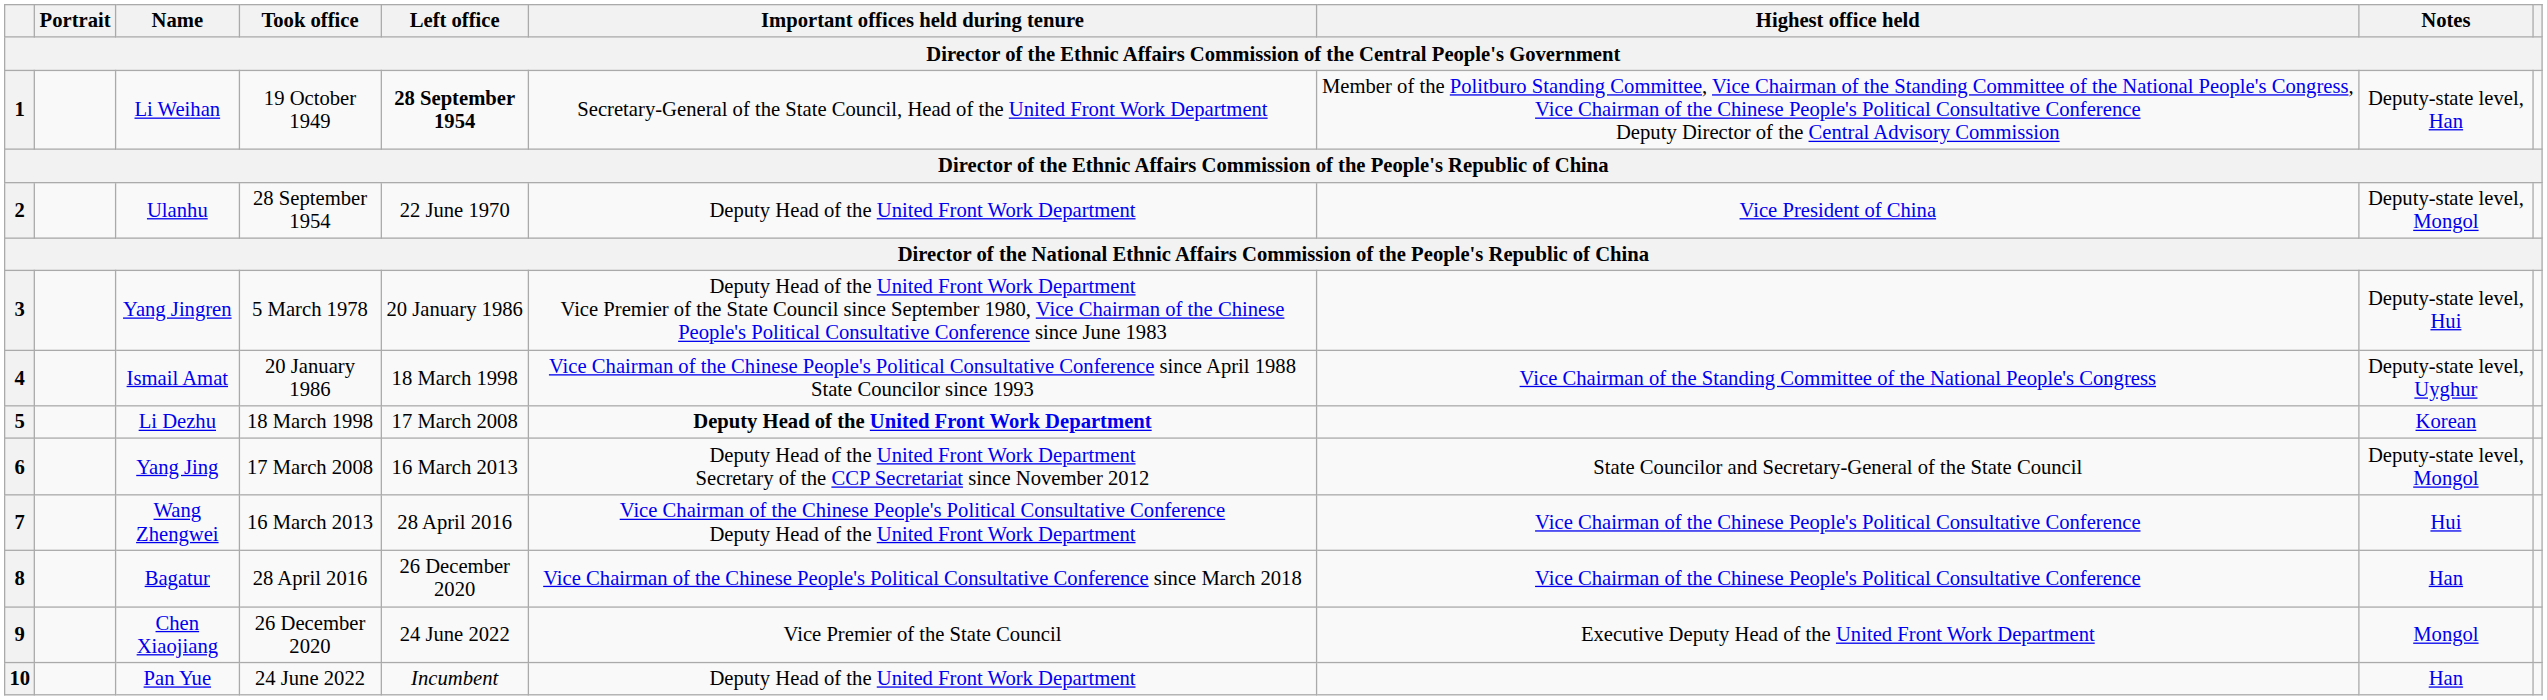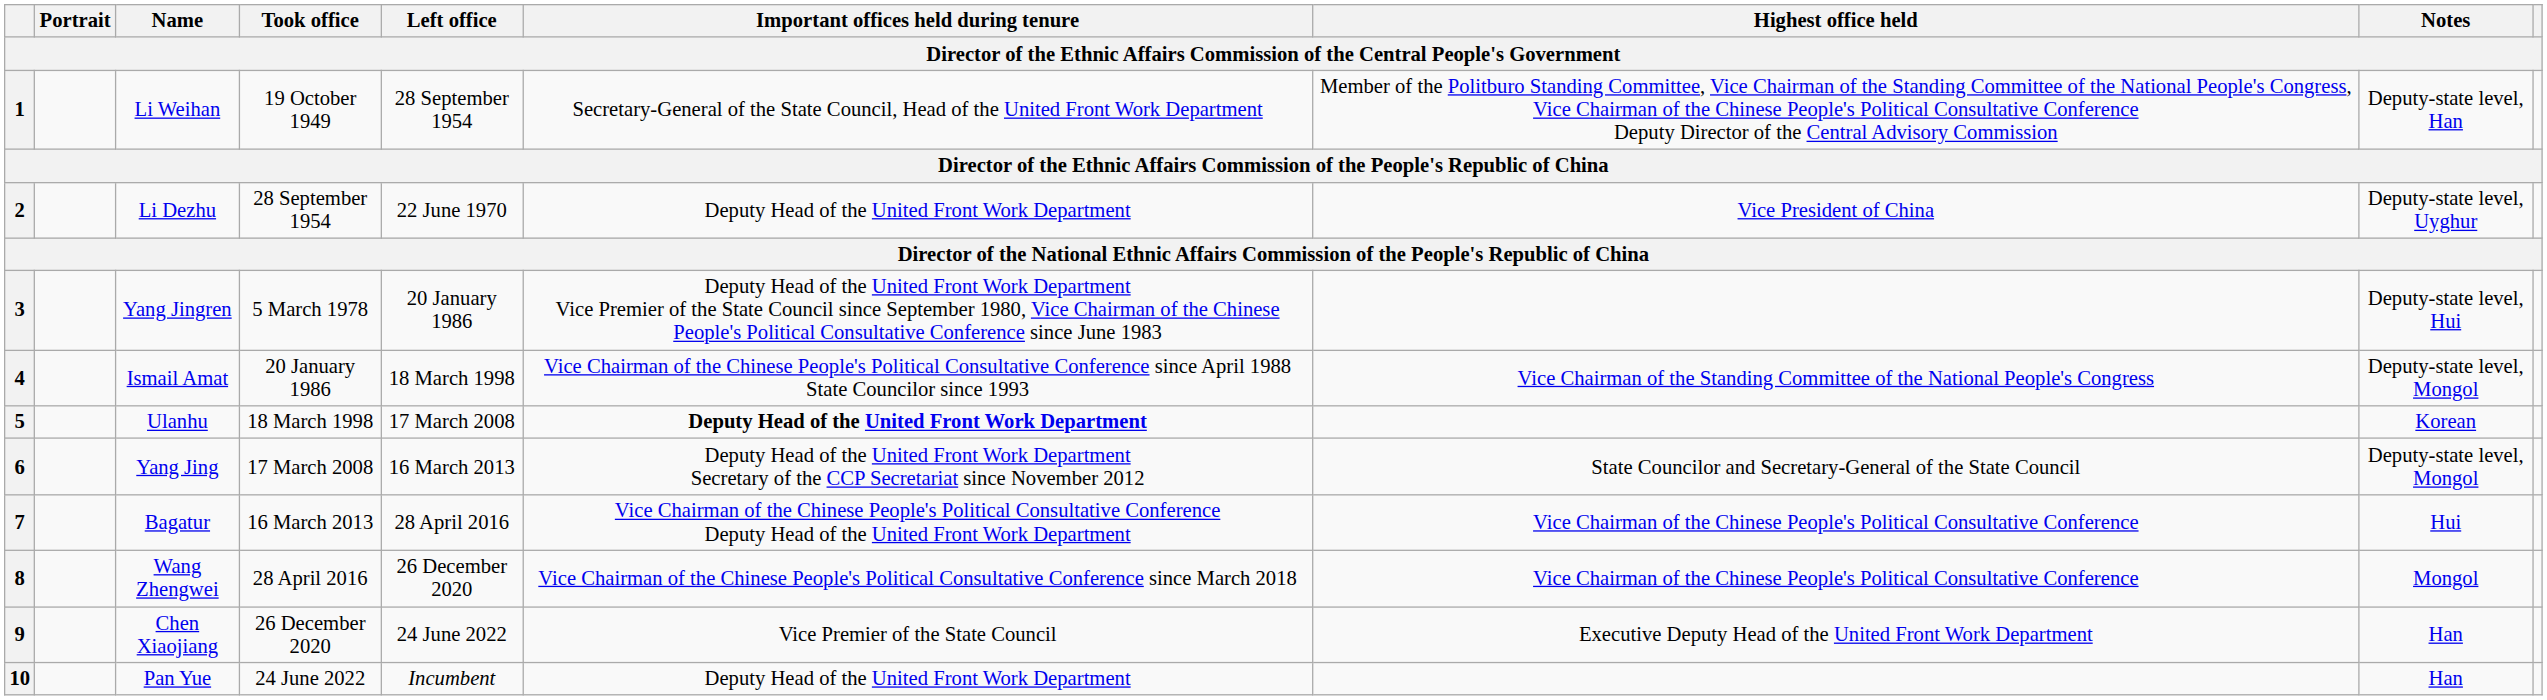(455, 109) bold -> (452, 109) normal
(177, 209) Ulanhu -> (177, 209) Li Dezhu
(2446, 209) Deputy-state level, Mongol -> (2446, 209) Deputy-state level, Uyghur
(2446, 377) Deputy-state level, Uyghur -> (2446, 377) Deputy-state level, Mongol
(177, 422) Li Dezhu -> (177, 422) Ulanhu
(177, 522) Wang Zhengwei -> (177, 522) Bagatur
(177, 578) Bagatur -> (177, 578) Wang Zhengwei
(2446, 578) Han -> (2446, 578) Mongol
(2446, 634) Mongol -> (2446, 634) Han
